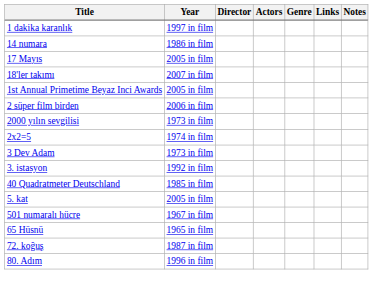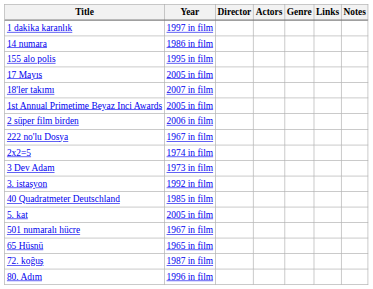+ row: (31, 59)
- row: (43, 121)
+ row: (38, 137)
